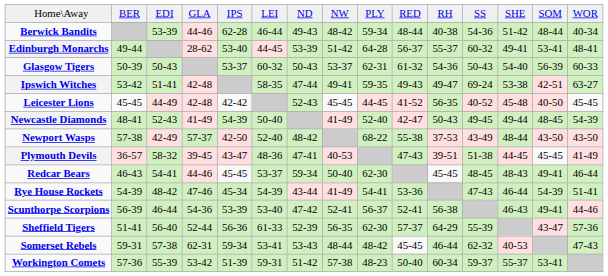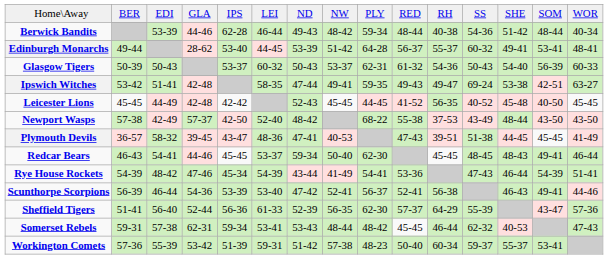- row: (59, 120)
